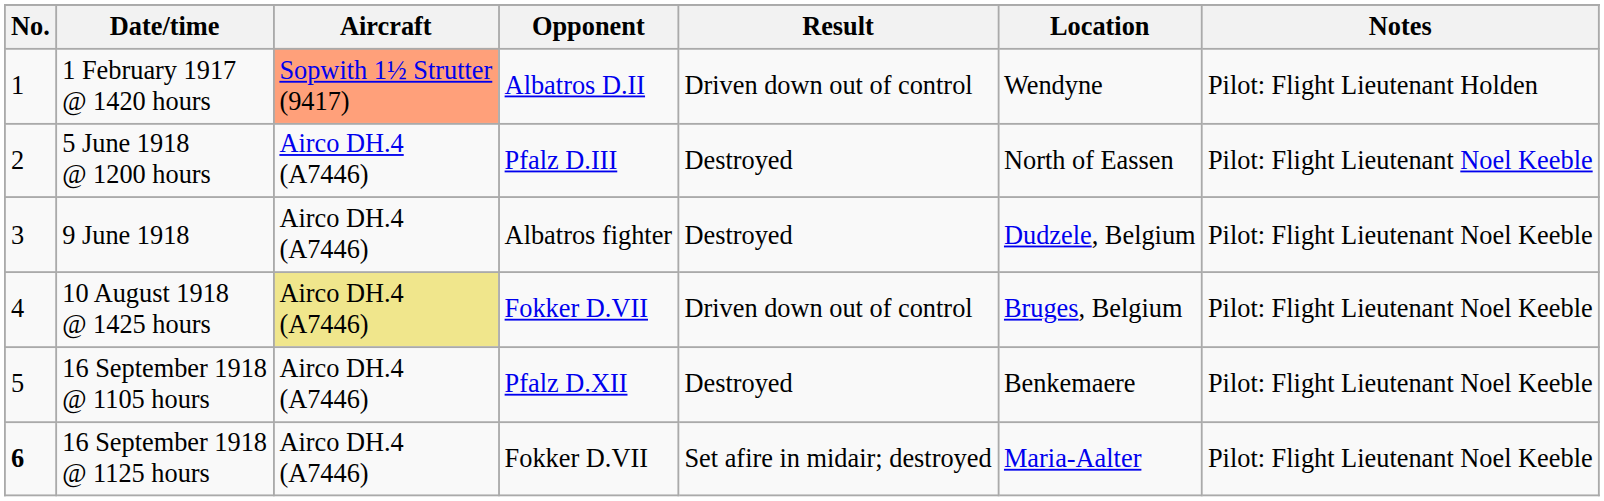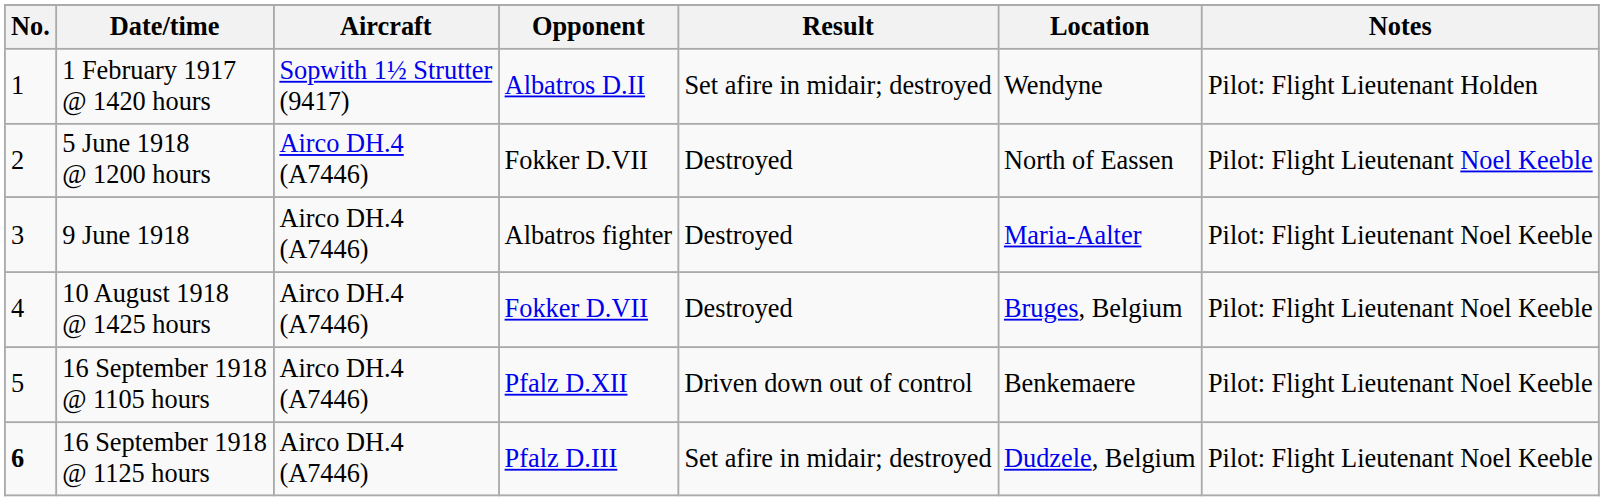(386, 85) lightsalmon background -> (386, 85) no background
(829, 85) Driven down out of control -> (838, 85) Set afire in midair; destroyed
(561, 160) Pfalz D.III -> (576, 160) Fokker D.VII
(1100, 234) Dudzele, Belgium -> (1073, 234) Maria-Aalter
(342, 309) khaki background -> (342, 309) no background
(829, 309) Driven down out of control -> (739, 309) Destroyed
(739, 383) Destroyed -> (829, 383) Driven down out of control
(576, 458) Fokker D.VII -> (561, 458) Pfalz D.III
(1073, 458) Maria-Aalter -> (1100, 458) Dudzele, Belgium
